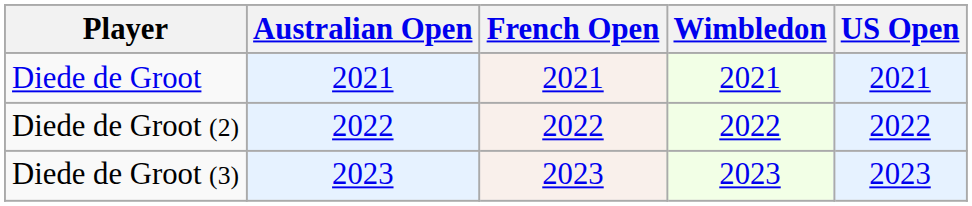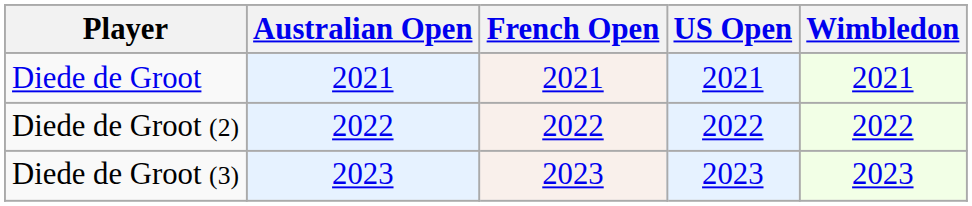columns swapped: (750, 28) <-> (900, 28)
